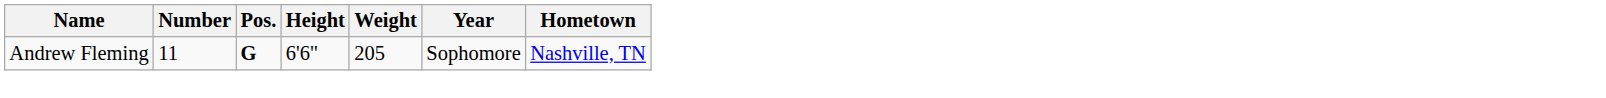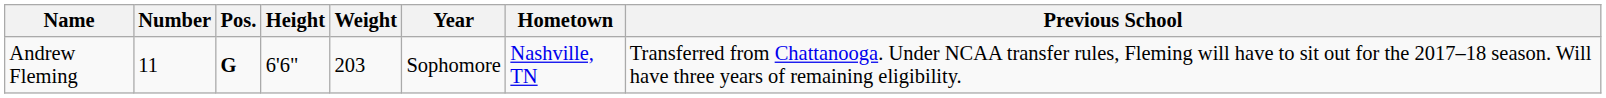+ column: (1113, 20)
(370, 53) 205 -> (350, 64) 203
